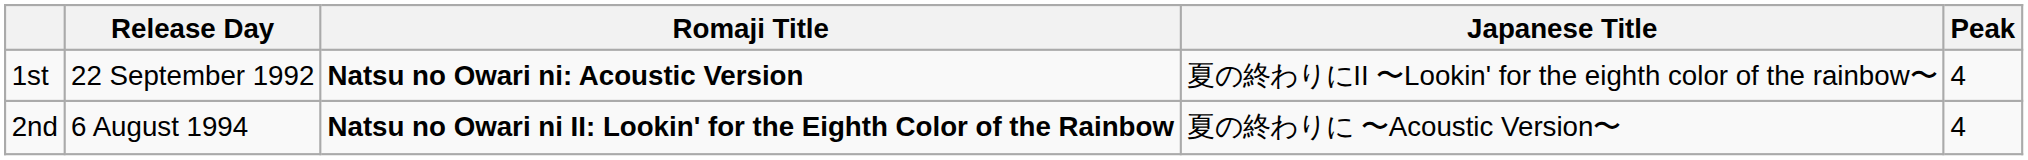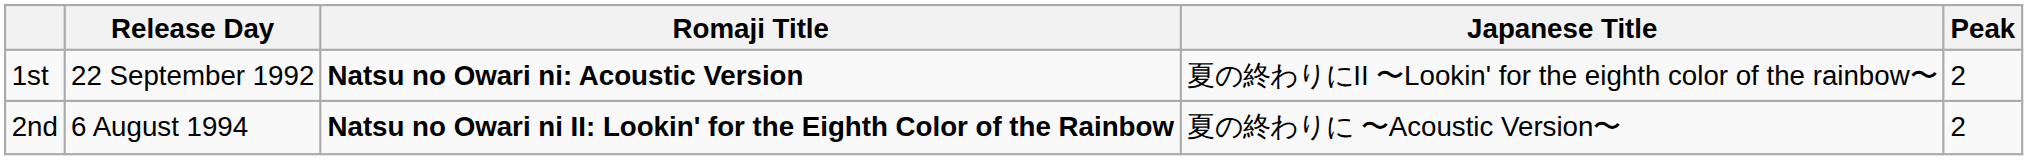(1958, 76) 4 -> (1958, 76) 2
(1958, 127) 4 -> (1958, 127) 2
